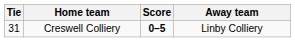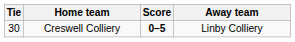(14, 28) 31 -> (14, 28) 30
